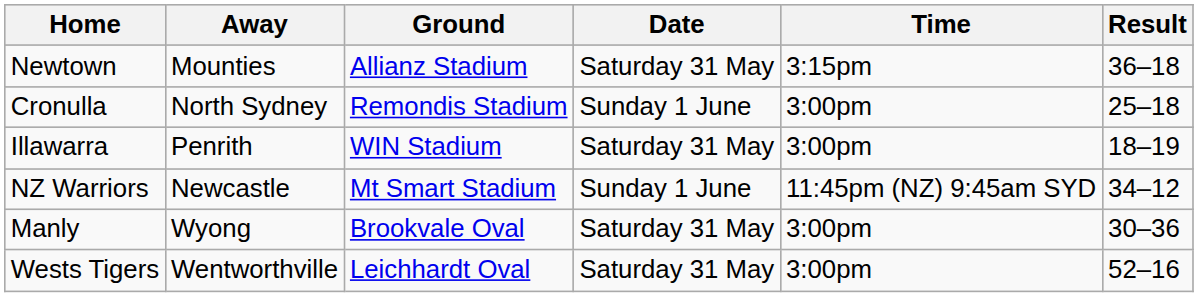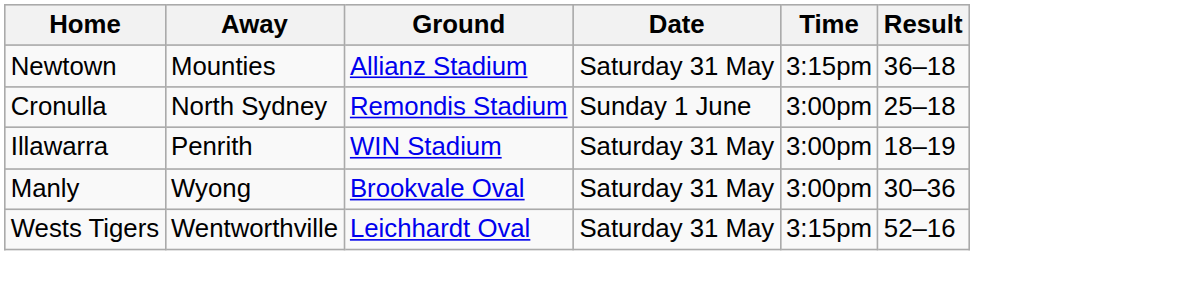- row: (80, 188)
(829, 270) 3:00pm -> (829, 229) 3:15pm
